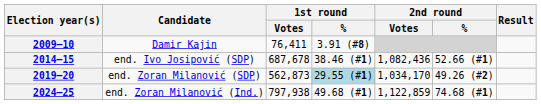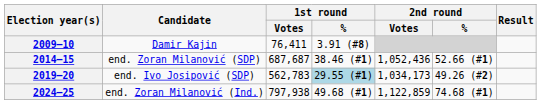(185, 60) end. Ivo Josipović (SDP) -> (185, 60) end. Zoran Milanović (SDP)
(289, 60) 687,678 -> (289, 60) 687,687
(404, 60) 1,082,436 -> (404, 60) 1,052,436
(185, 76) end. Zoran Milanović (SDP) -> (185, 76) end. Ivo Josipović (SDP)
(289, 76) 562,873 -> (289, 76) 562,783
(404, 76) 1,034,170 -> (404, 76) 1,034,173
